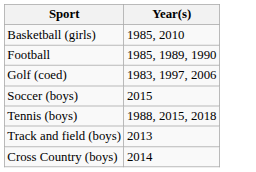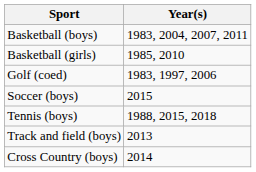+ row: (52, 34)
- row: (29, 55)
